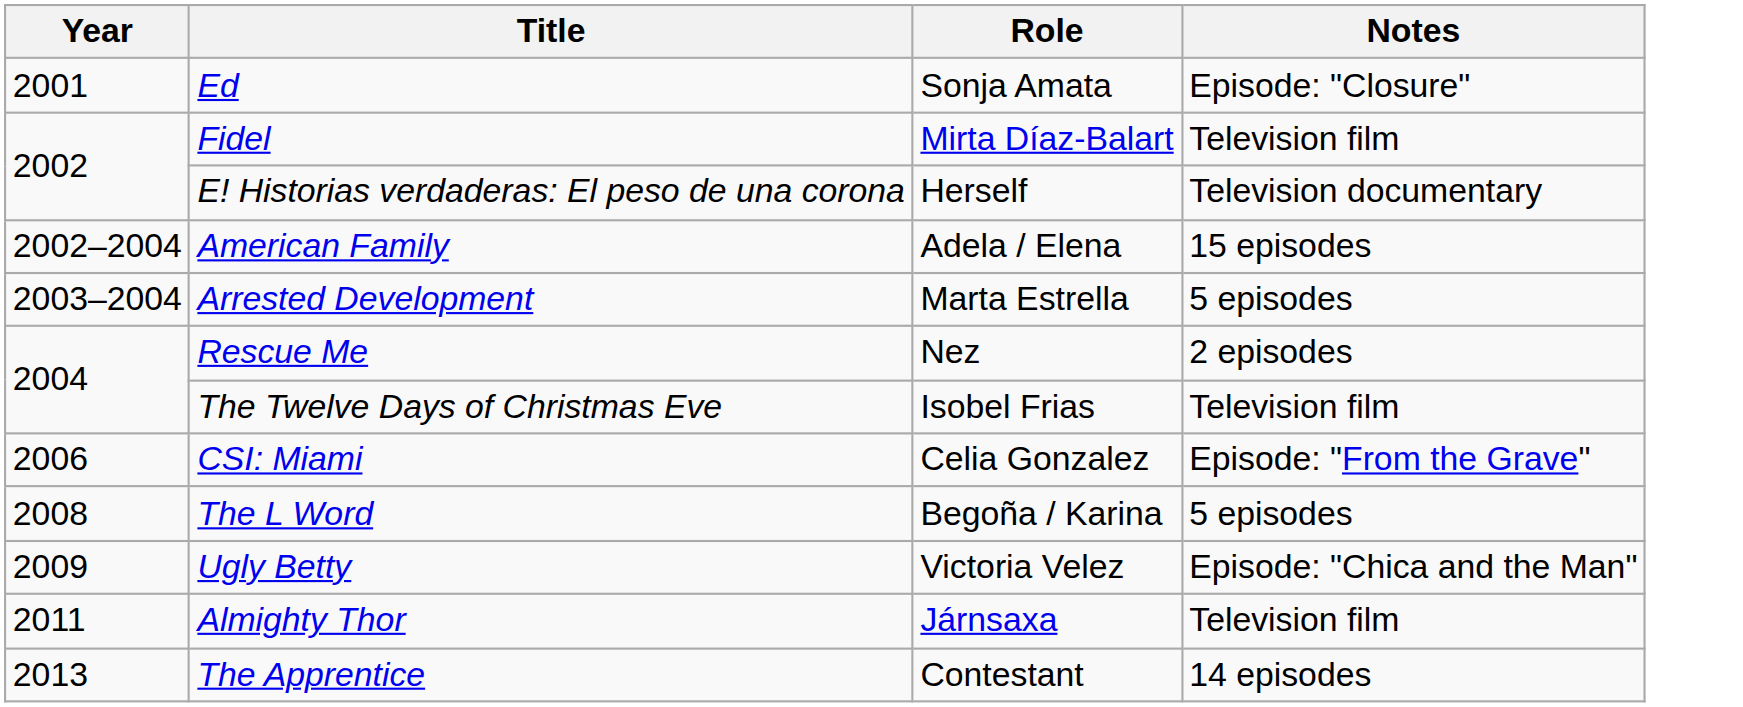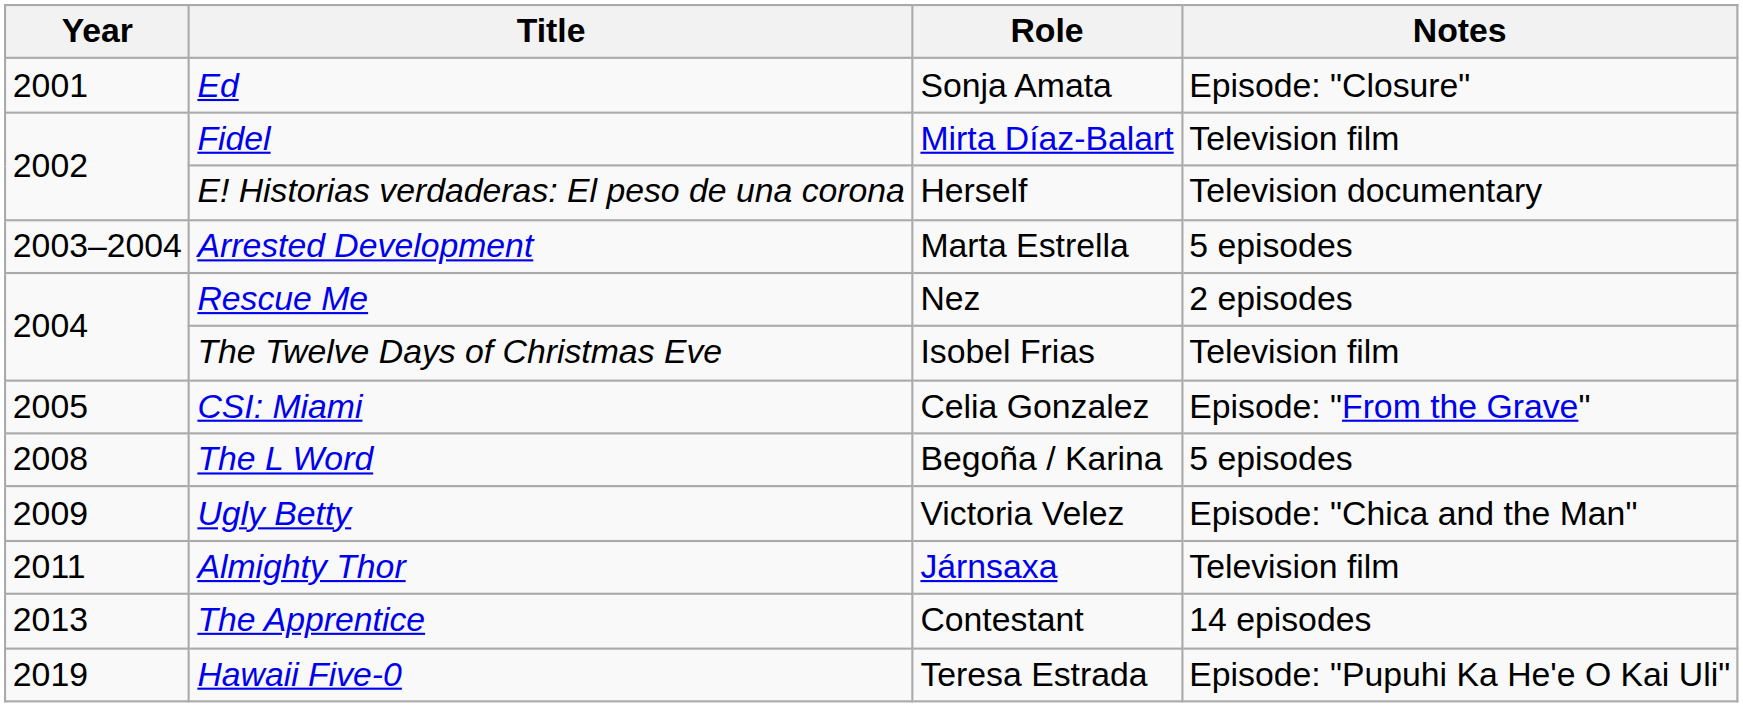- row: (323, 245)
(50, 459) 2006 -> (50, 406) 2005
+ row: (300, 673)
